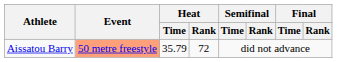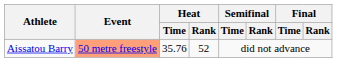(174, 49) 35.79 -> (174, 49) 35.76
(204, 49) 72 -> (204, 49) 52
